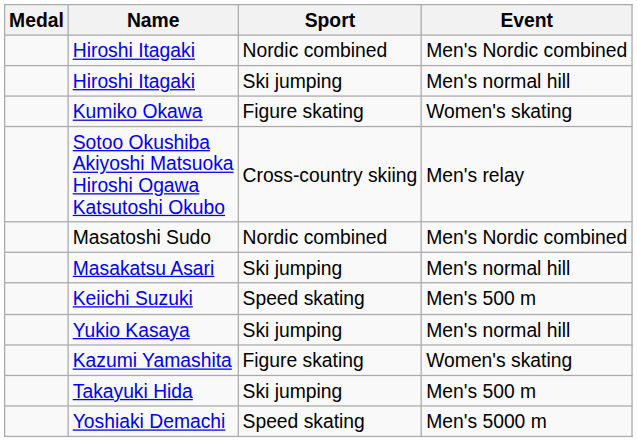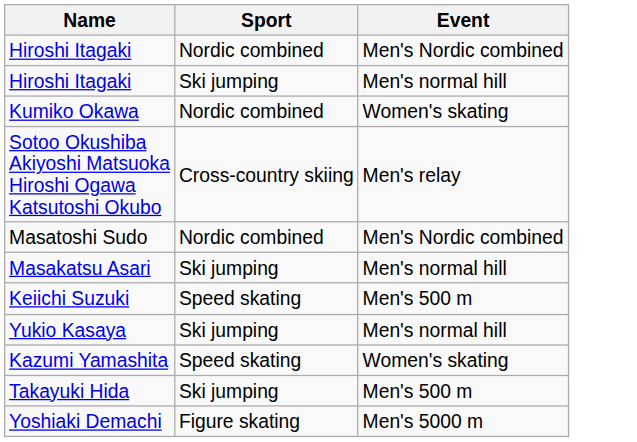- column: (36, 20)
(303, 112) Figure skating -> (251, 112) Nordic combined
(303, 360) Figure skating -> (240, 360) Speed skating
(304, 421) Speed skating -> (239, 421) Figure skating
